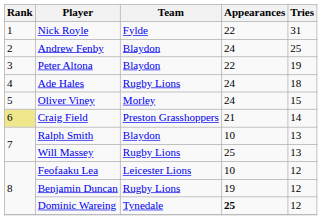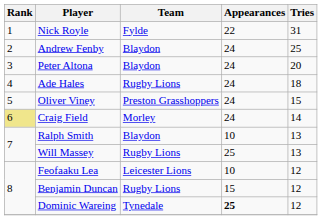(229, 65) 22 -> (229, 65) 24
(296, 65) 19 -> (296, 65) 20
(139, 100) Morley -> (171, 100) Preston Grasshoppers
(171, 118) Preston Grasshoppers -> (139, 118) Morley
(229, 118) 21 -> (229, 118) 24
(229, 188) 19 -> (229, 188) 15
